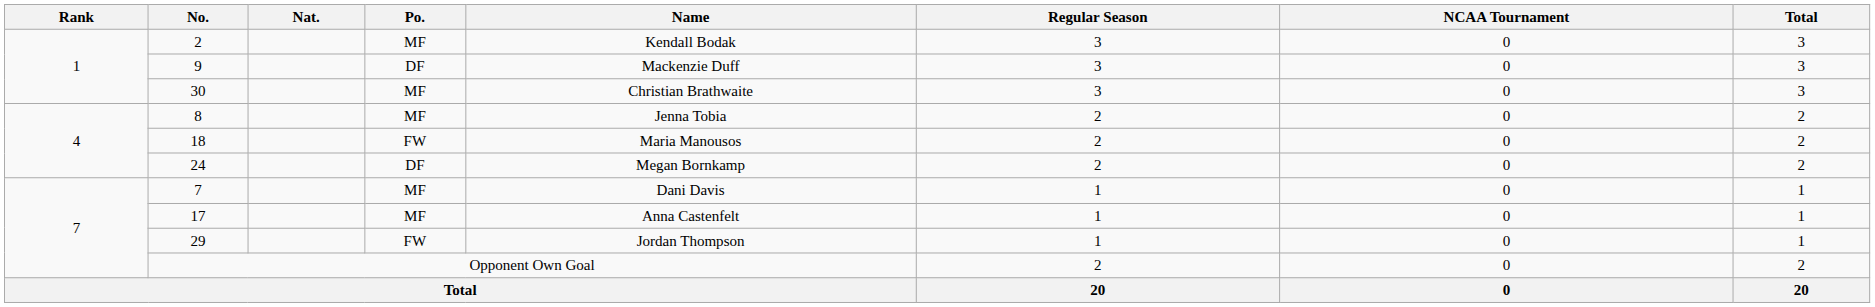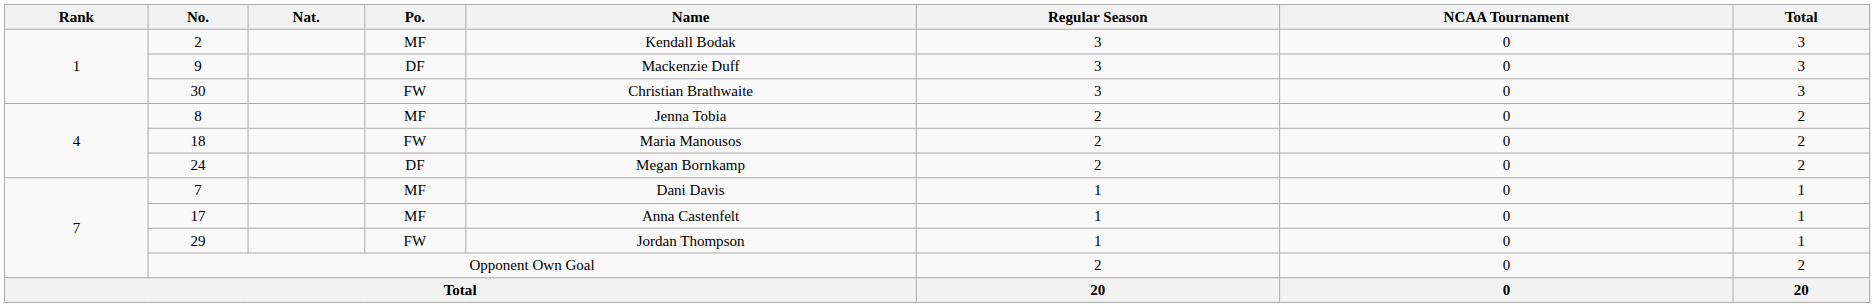(415, 91) MF -> (415, 91) FW
